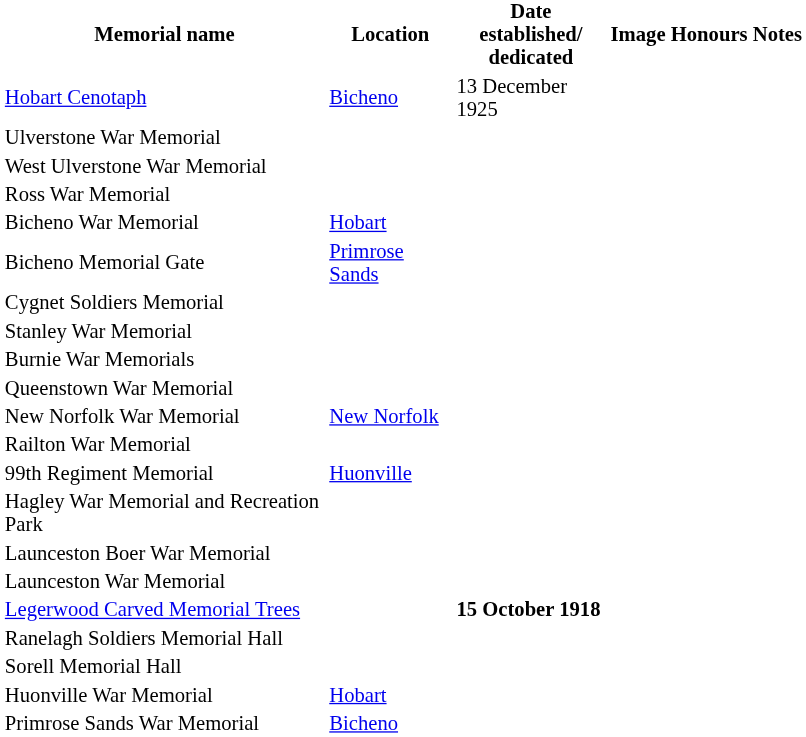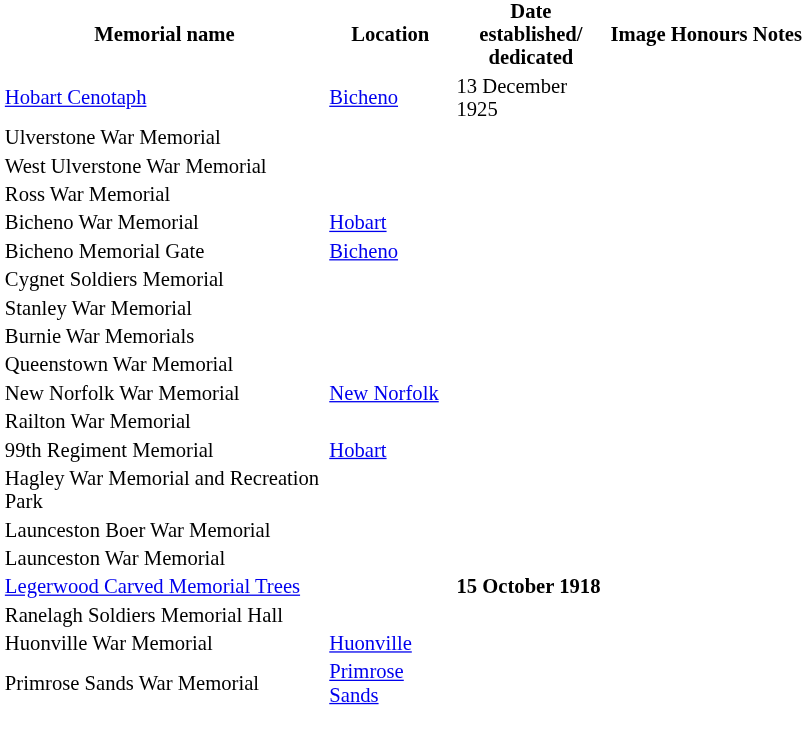(367, 262) Primrose Sands -> (364, 251) Bicheno
(371, 473) Huonville -> (358, 449) Hobart
- row: (93, 666)
(358, 695) Hobart -> (371, 643) Huonville
(364, 723) Bicheno -> (367, 683) Primrose Sands
